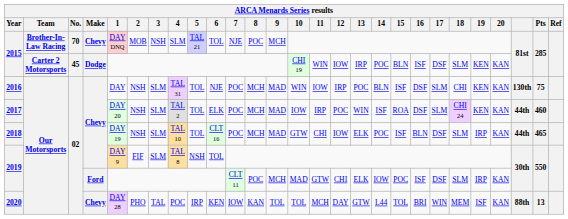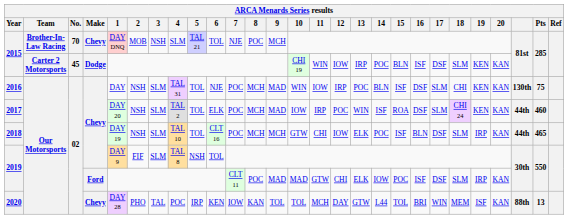(277, 134) MAD -> (277, 134) MCH
(277, 179) MCH -> (277, 179) MAD
